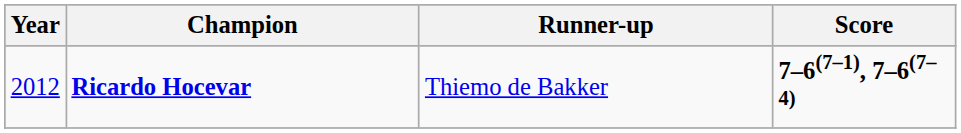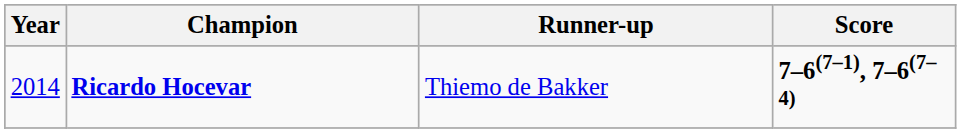(35, 86) 2012 -> (35, 86) 2014
